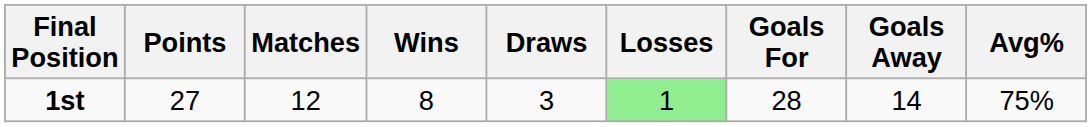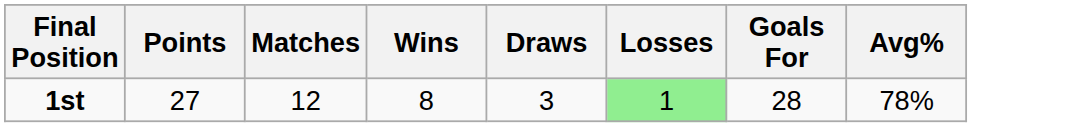- column: (907, 42)
(1027, 100) 75% -> (907, 100) 78%
